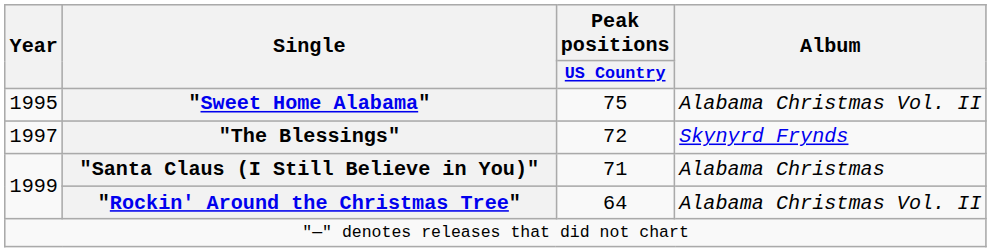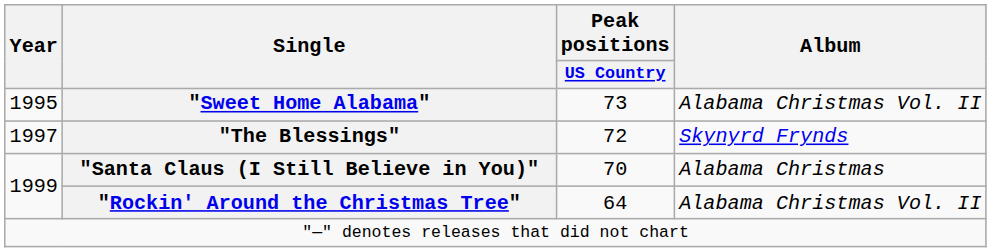(615, 104) 75 -> (615, 104) 73
(615, 170) 71 -> (615, 170) 70
